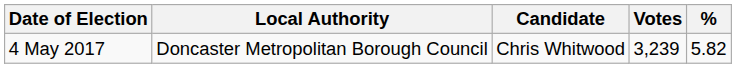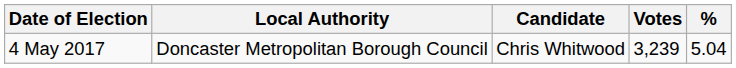(709, 48) 5.82 -> (709, 48) 5.04
